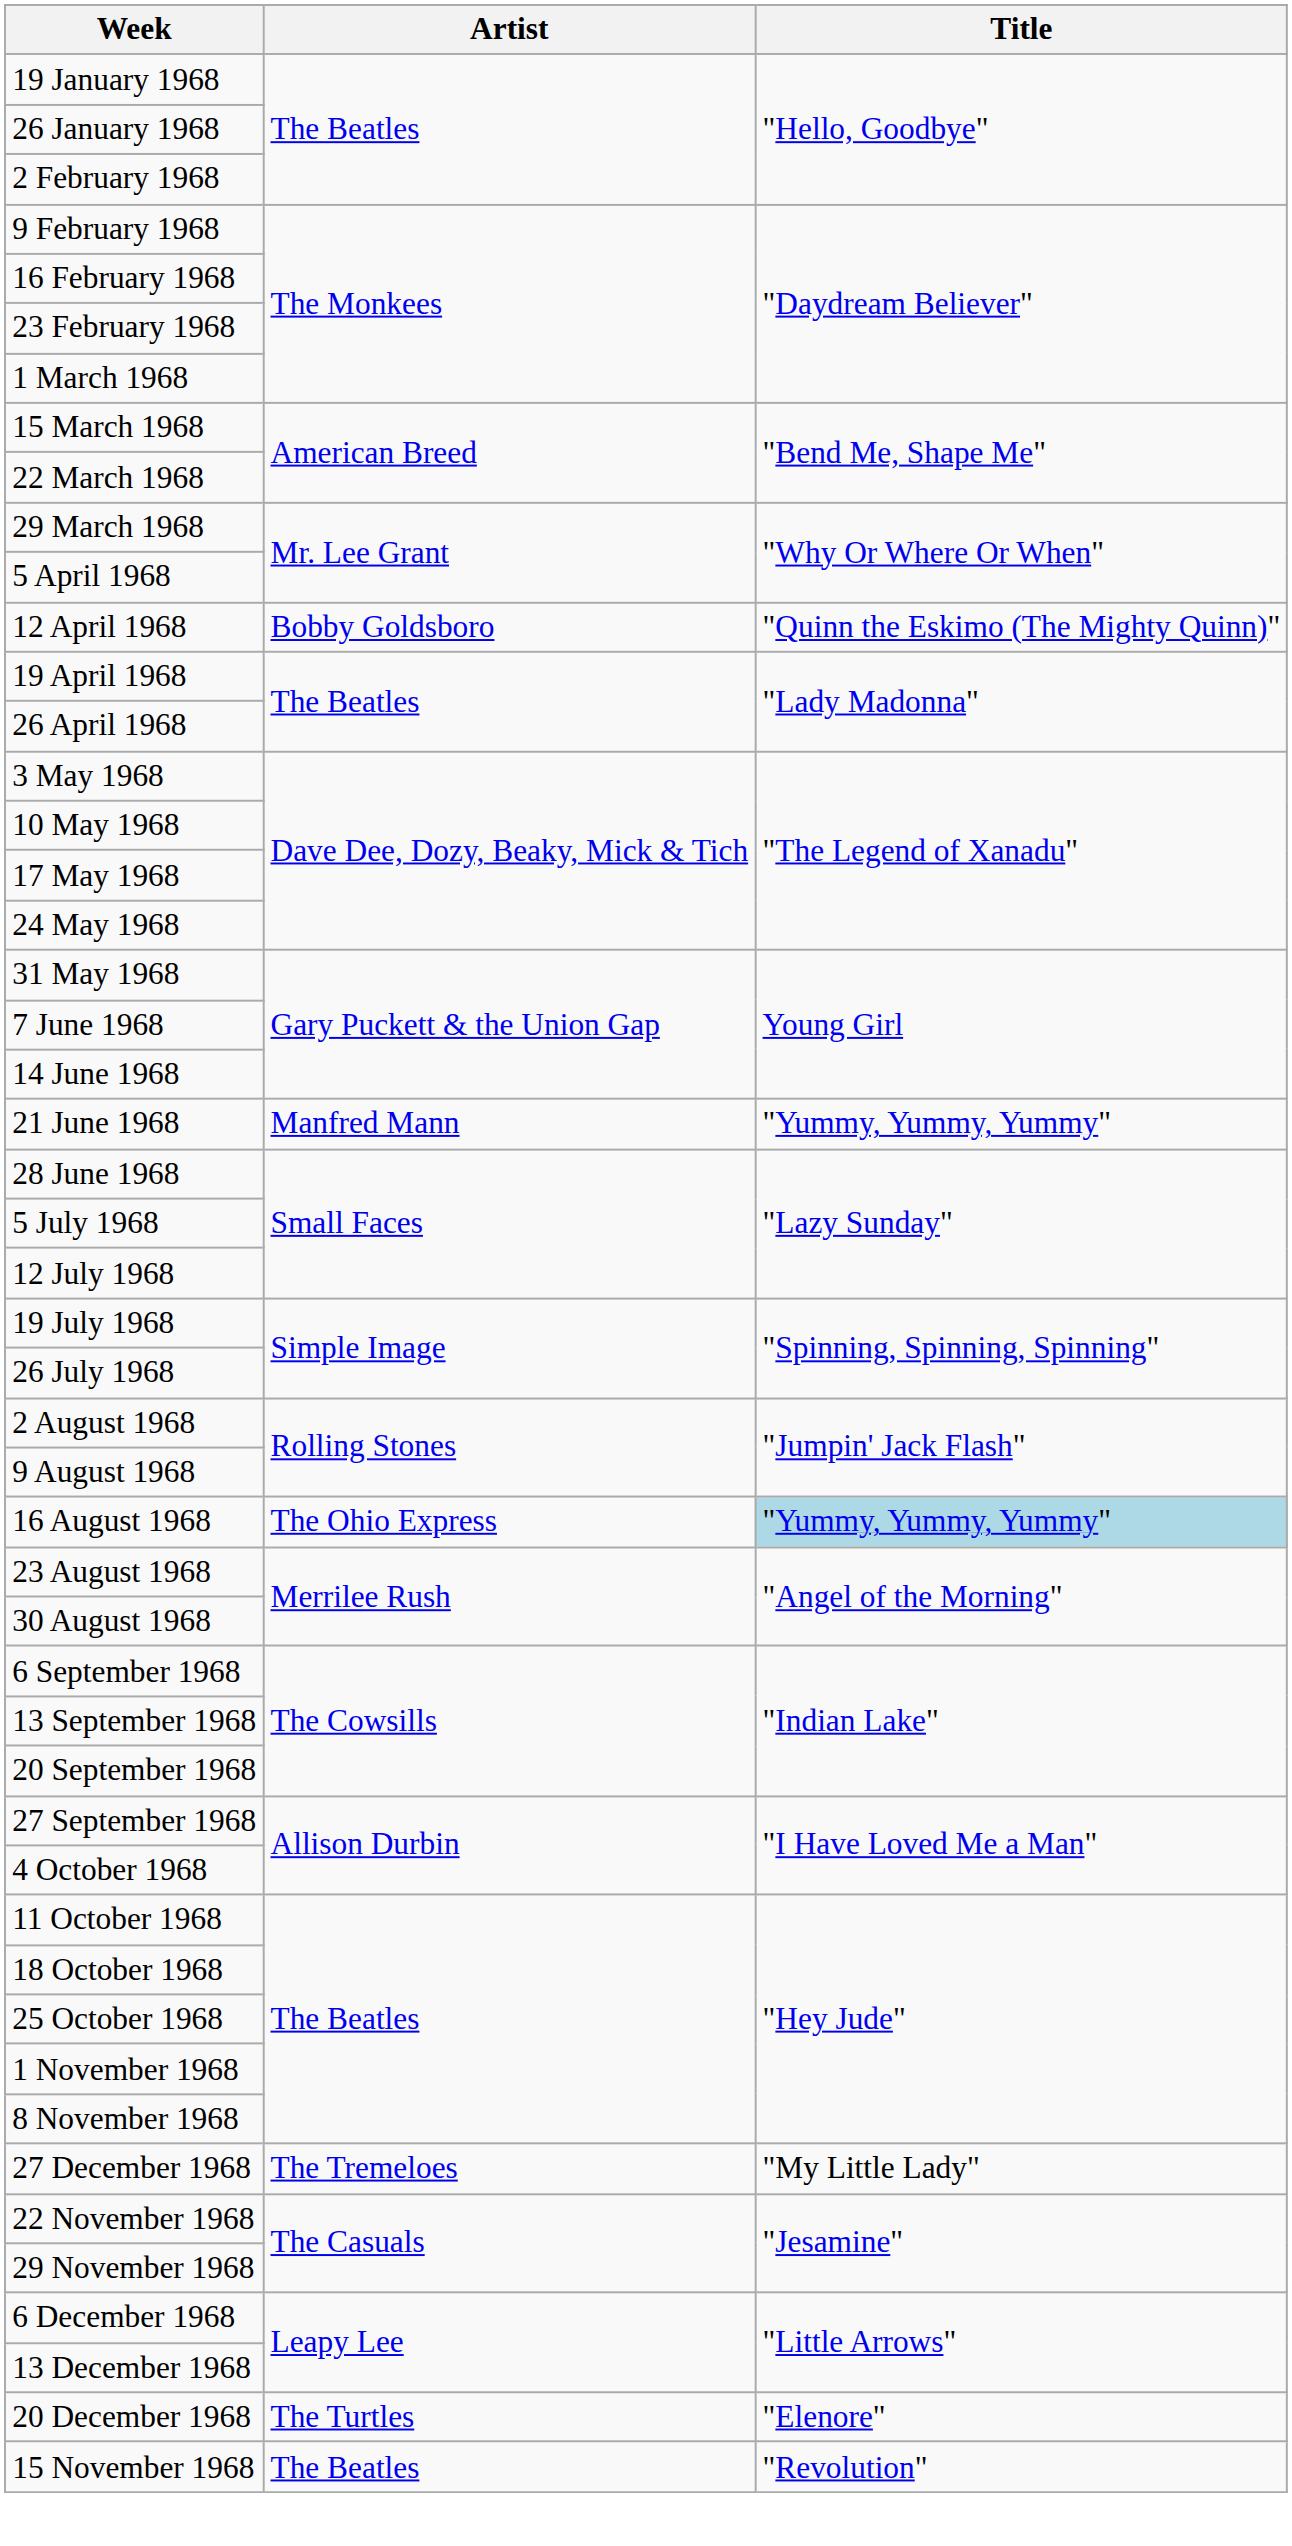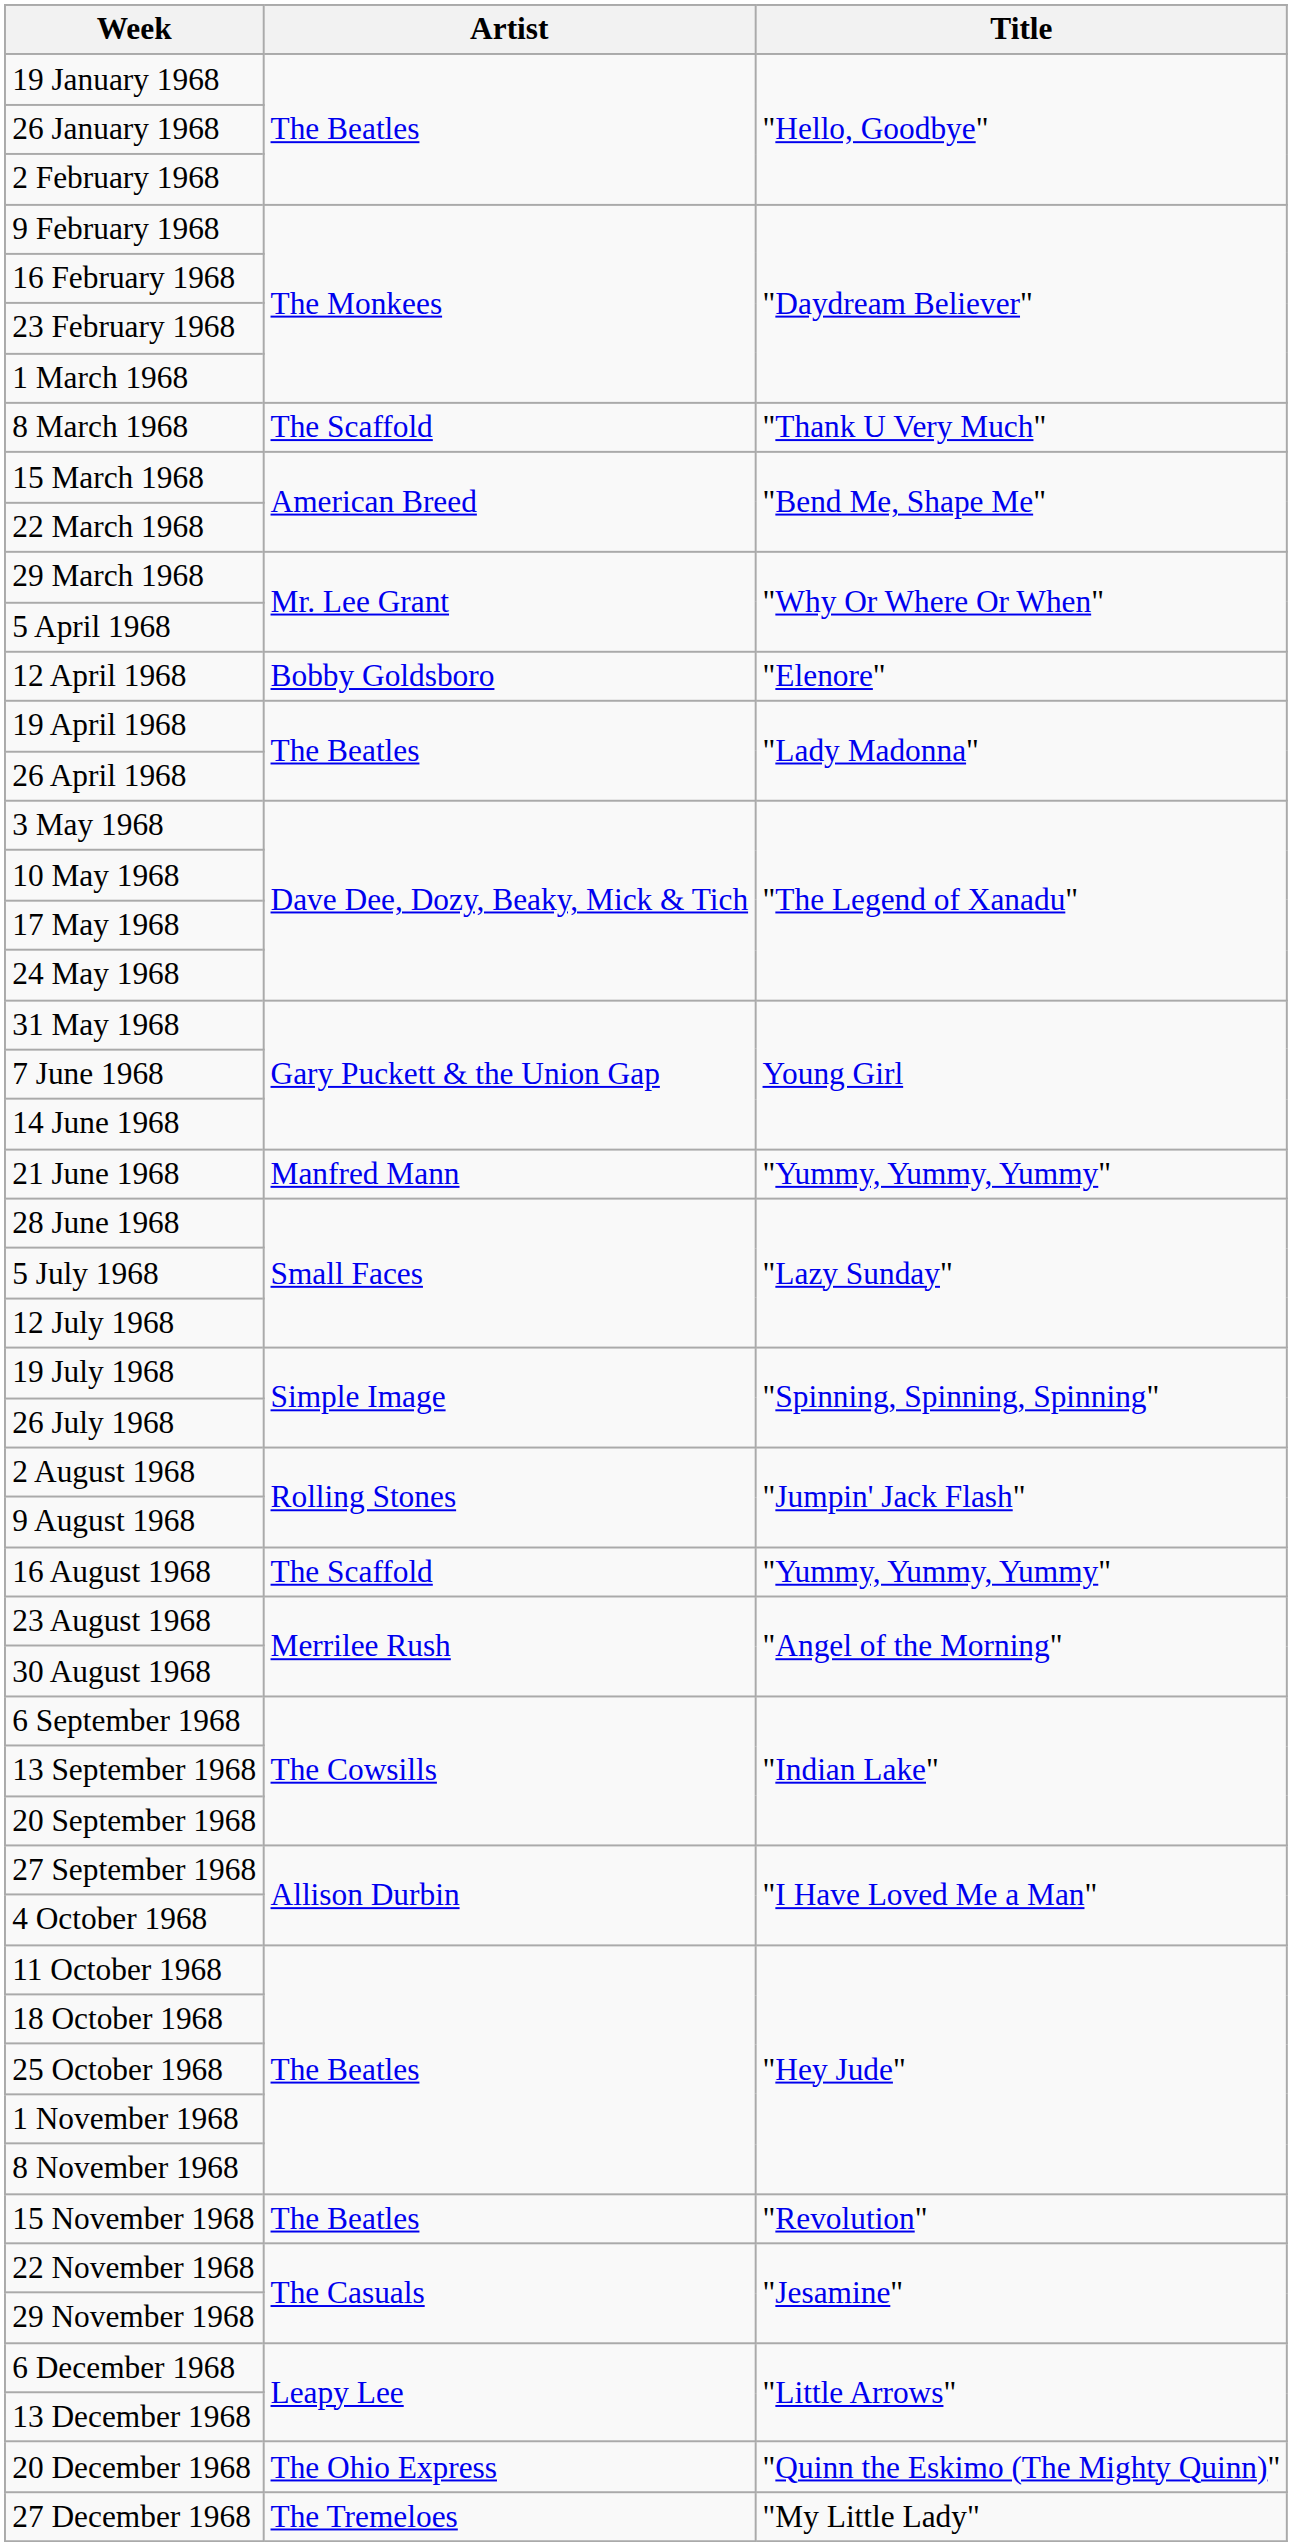+ row: (100, 427)
(1021, 626) "Quinn the Eskimo (The Mighty Quinn)" -> (824, 675) "Elenore"
(384, 1521) The Ohio Express -> (352, 1571) The Scaffold
(937, 1521) lightblue background -> (937, 1571) no background
rows swapped: (133, 2466) <-> (132, 2167)
(342, 2416) The Turtles -> (384, 2466) The Ohio Express
(824, 2416) "Elenore" -> (1021, 2466) "Quinn the Eskimo (The Mighty Quinn)"
